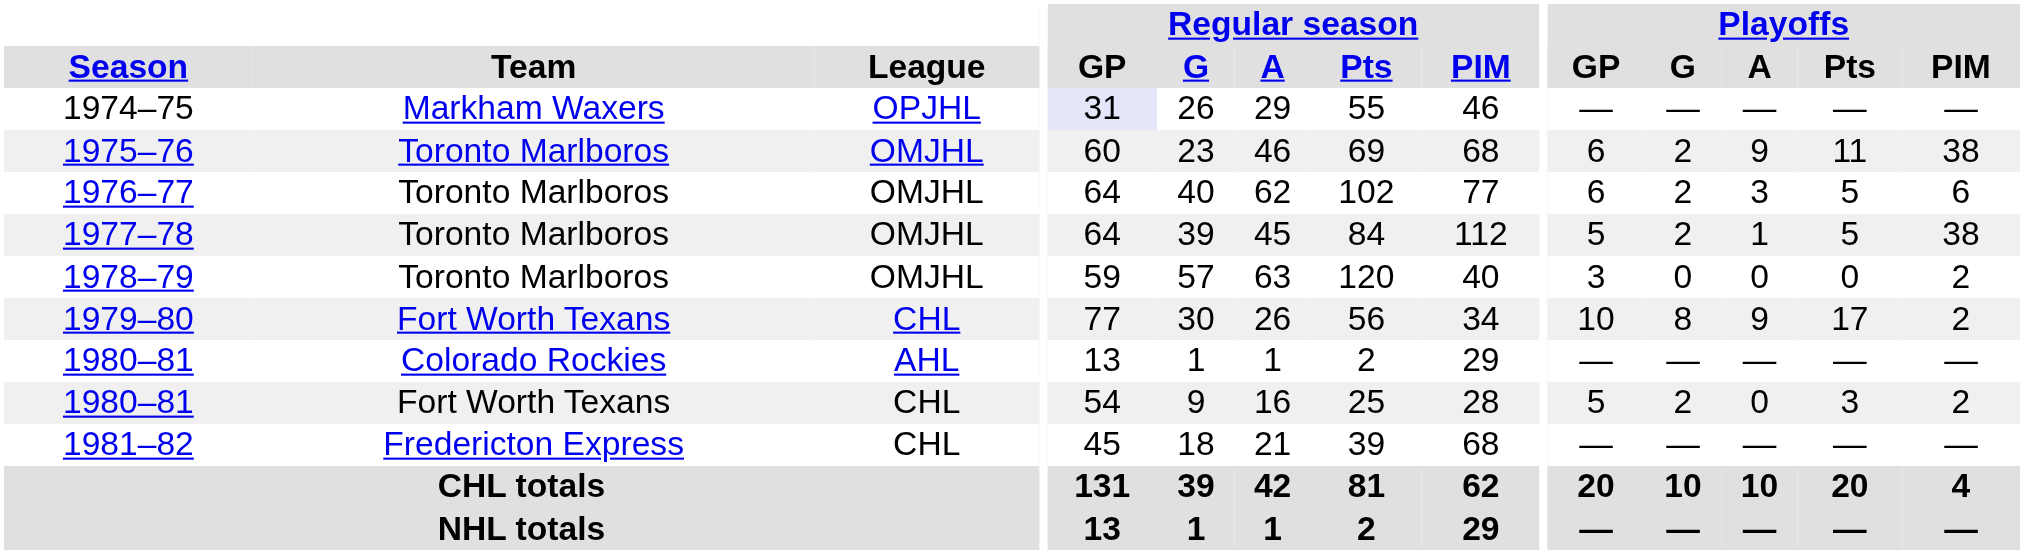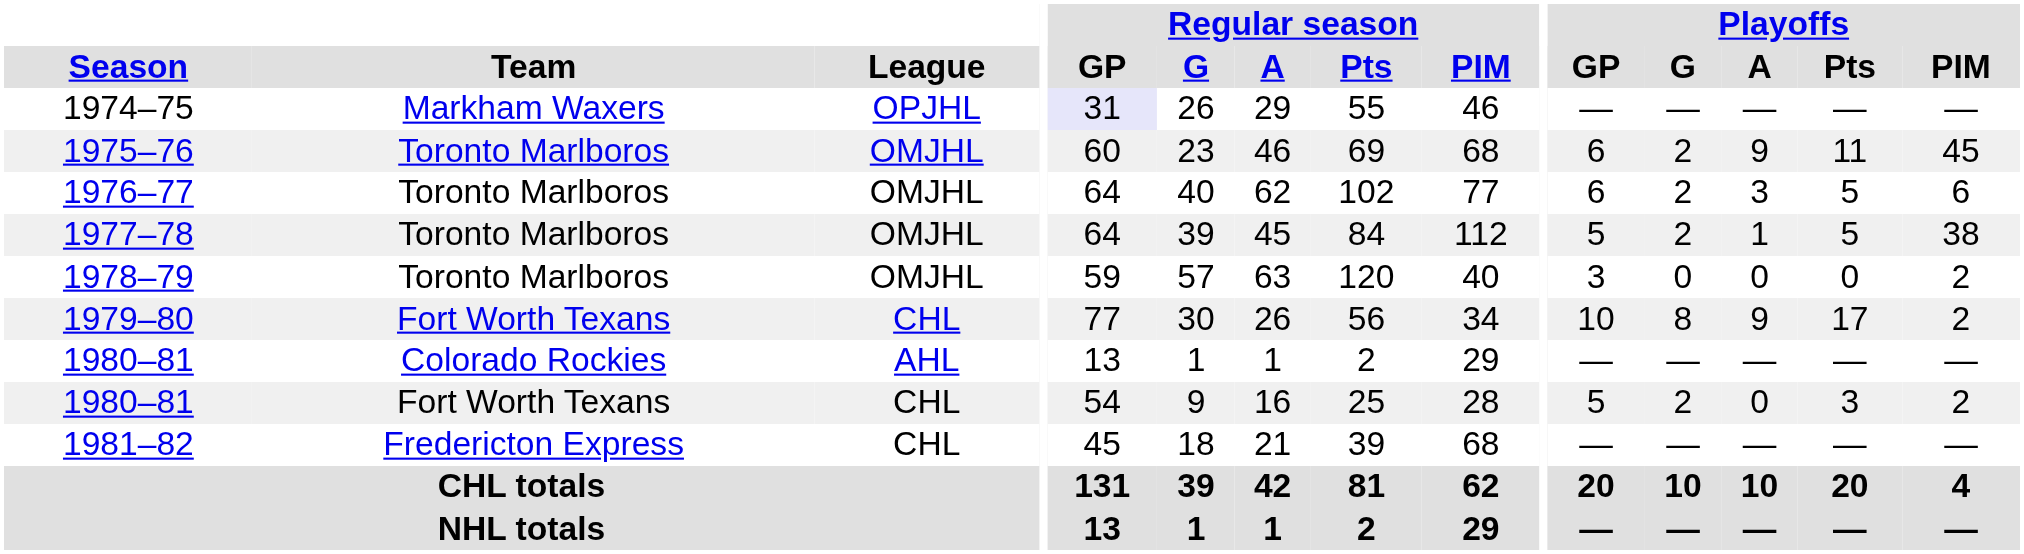(1961, 150) 38 -> (1961, 150) 45
